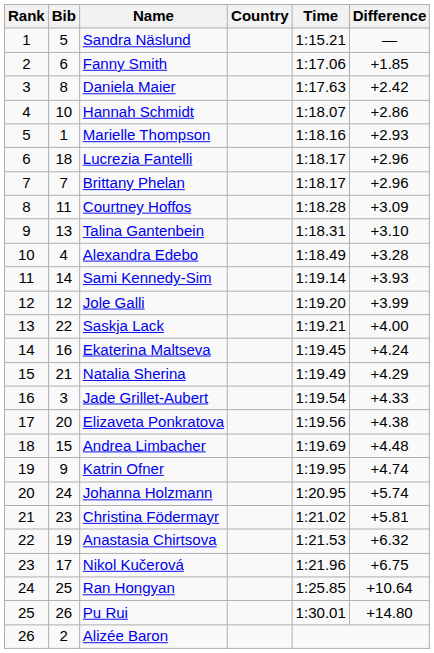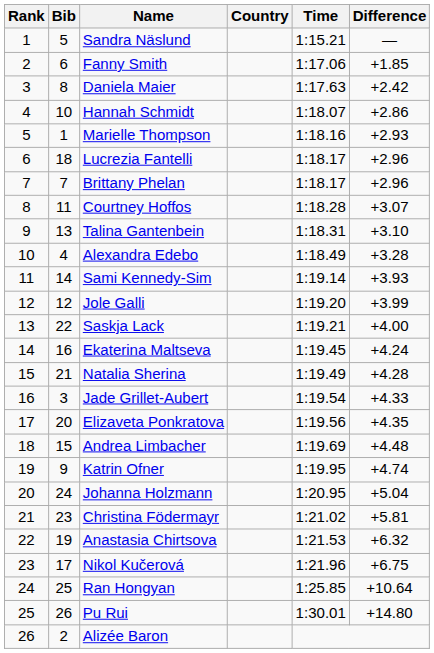(390, 207) +3.09 -> (390, 207) +3.07
(390, 374) +4.29 -> (390, 374) +4.28
(390, 421) +4.38 -> (390, 421) +4.35
(390, 493) +5.74 -> (390, 493) +5.04
